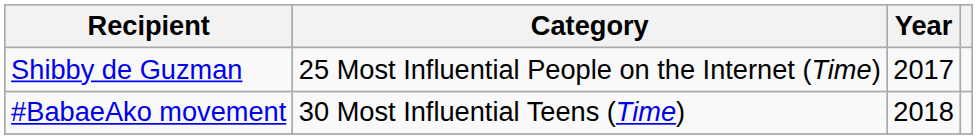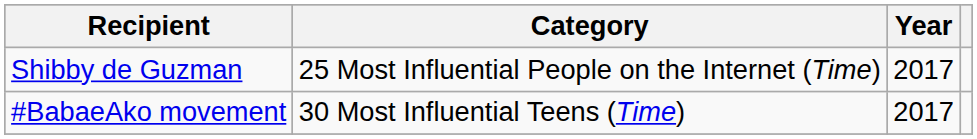(924, 112) 2018 -> (924, 112) 2017
